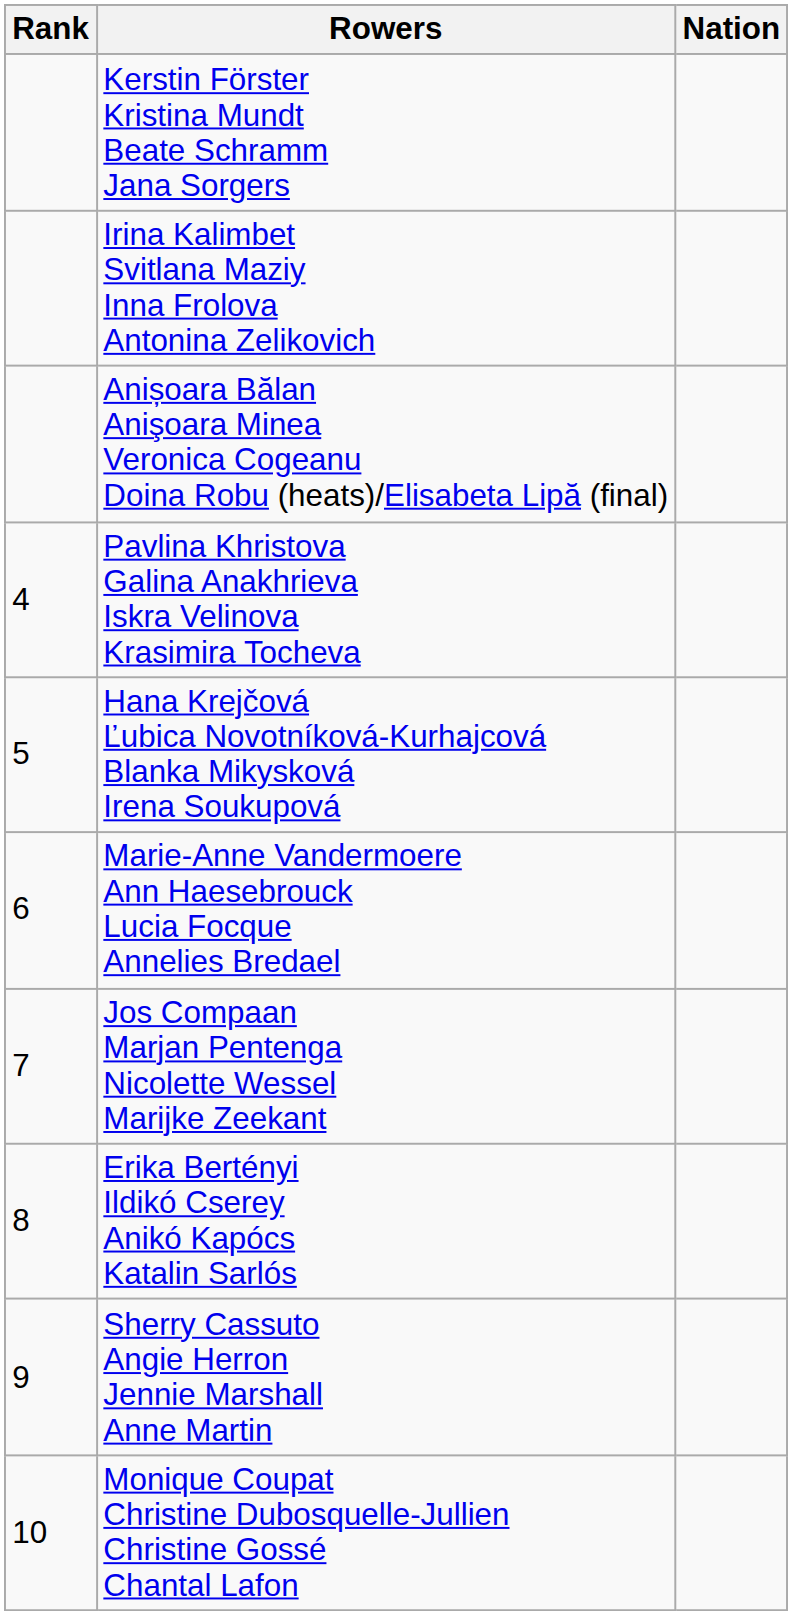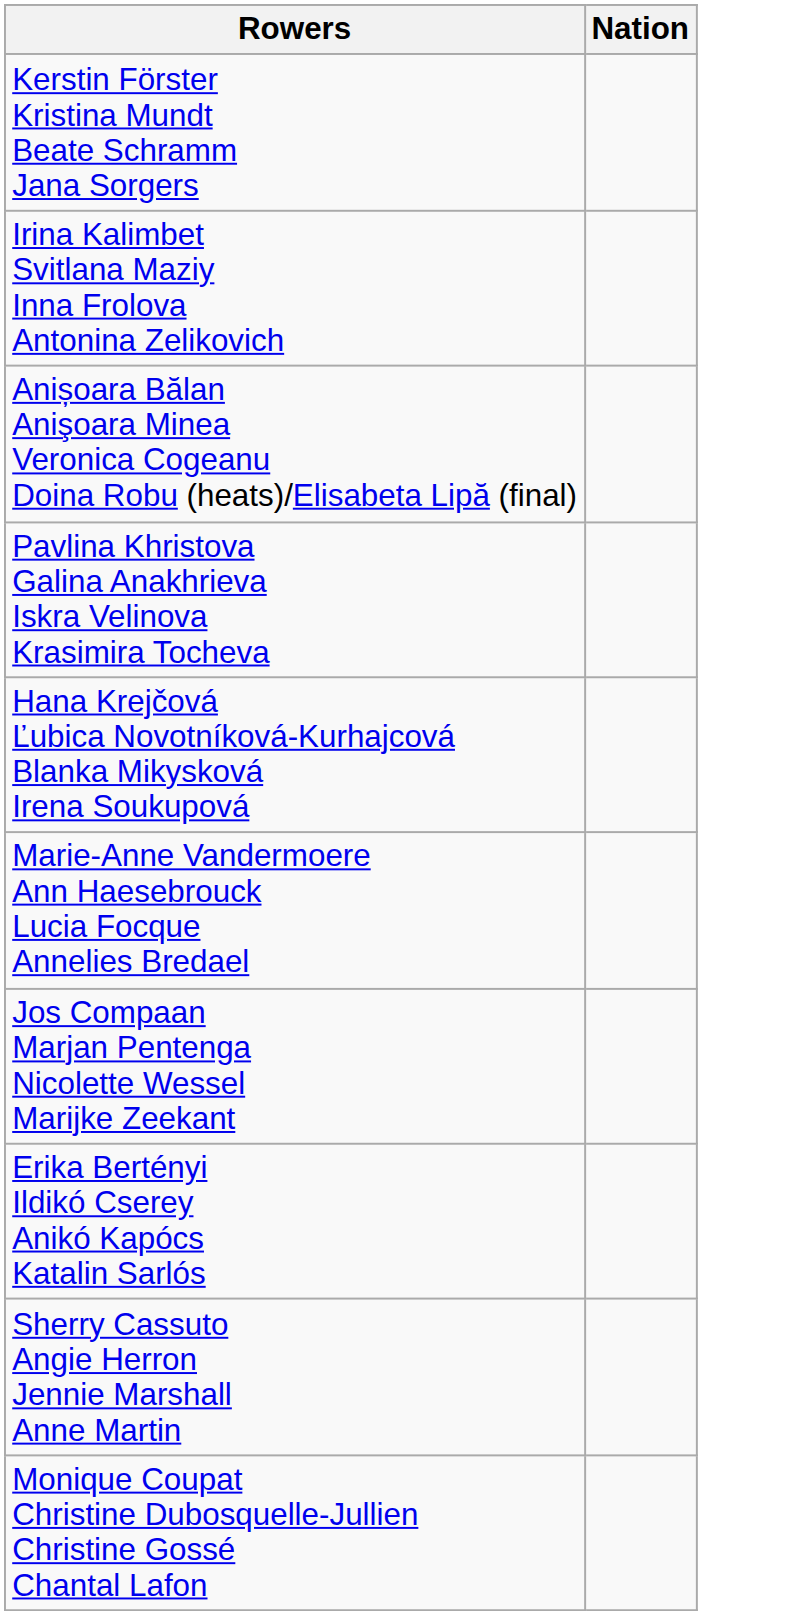- column: (51, 29)
